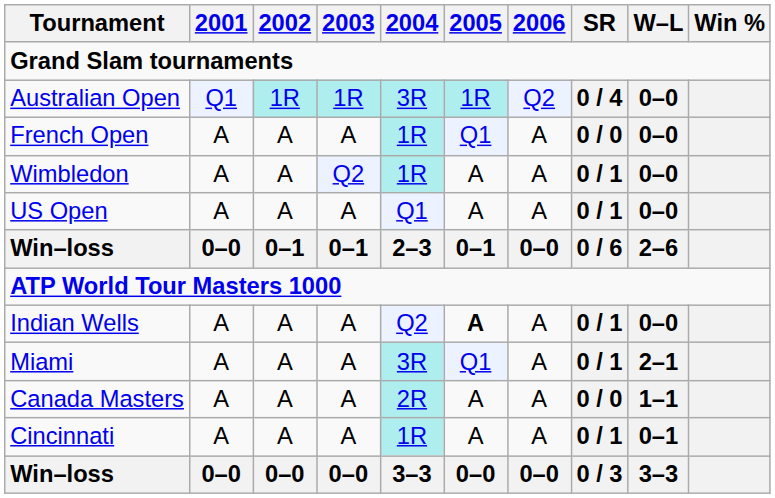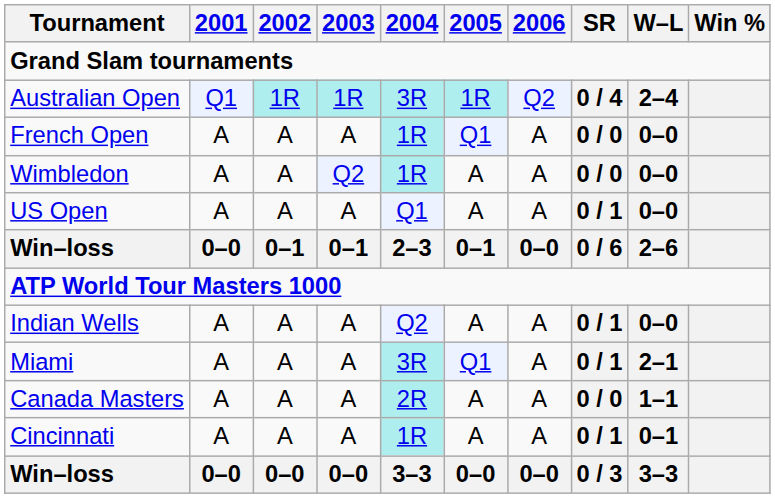(658, 98) 0–0 -> (658, 98) 2–4
(599, 173) 0 / 1 -> (599, 173) 0 / 0
(476, 323) bold -> (476, 323) normal
